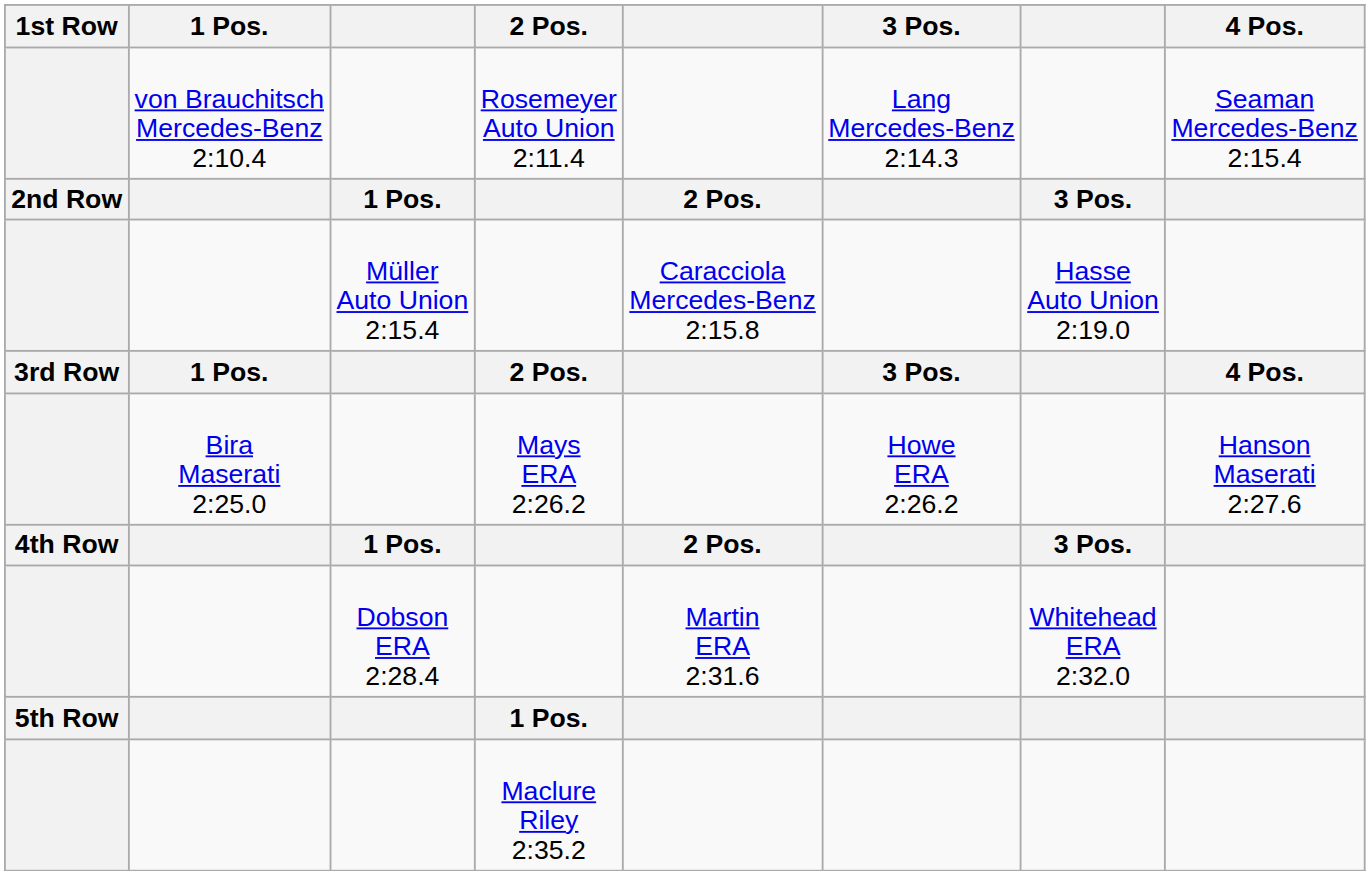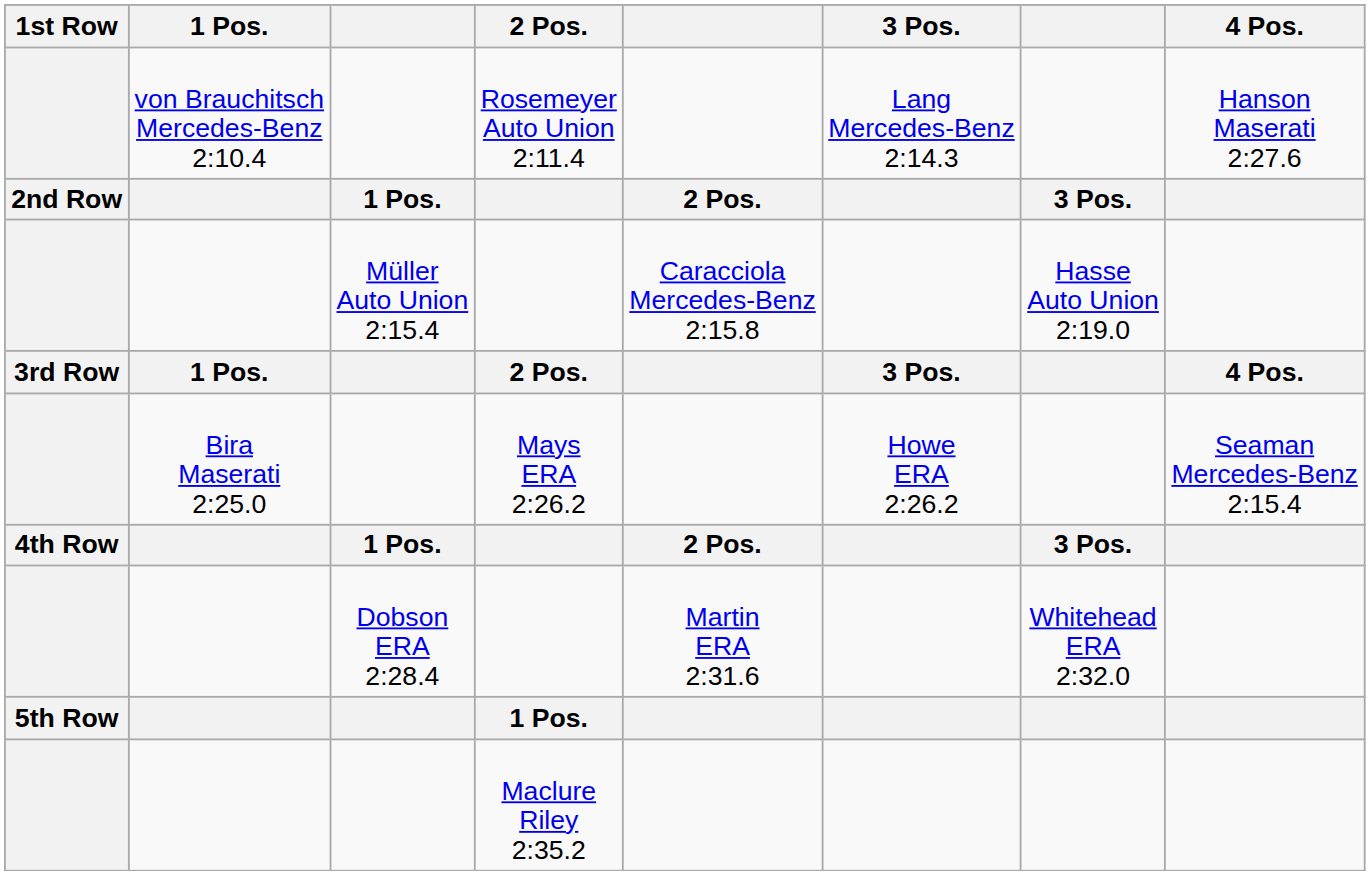(1265, 128) Seaman Mercedes-Benz 2:15.4 -> (1265, 128) Hanson Maserati 2:27.6
(1265, 474) Hanson Maserati 2:27.6 -> (1265, 474) Seaman Mercedes-Benz 2:15.4
